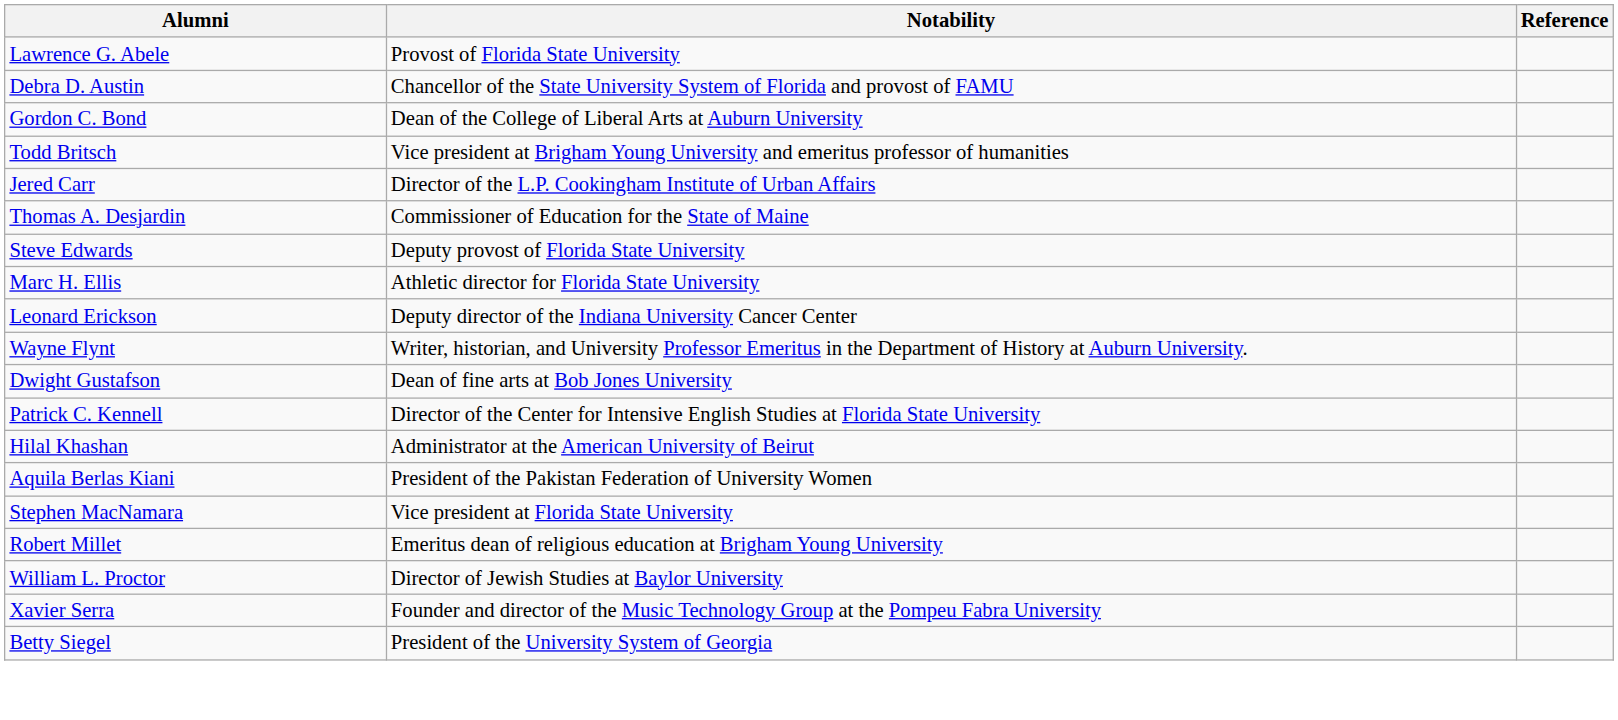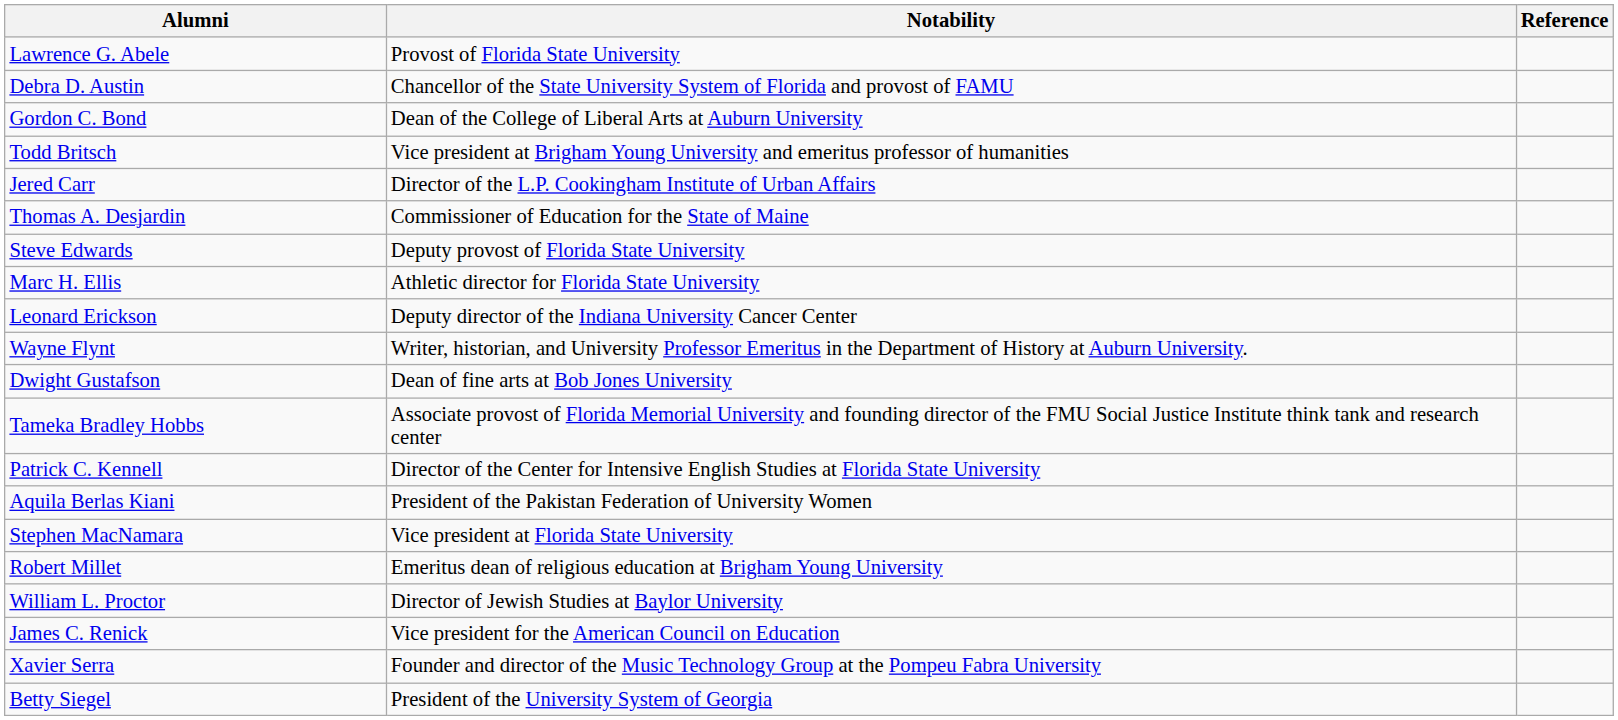+ row: (107, 425)
- row: (69, 446)
+ row: (78, 633)
